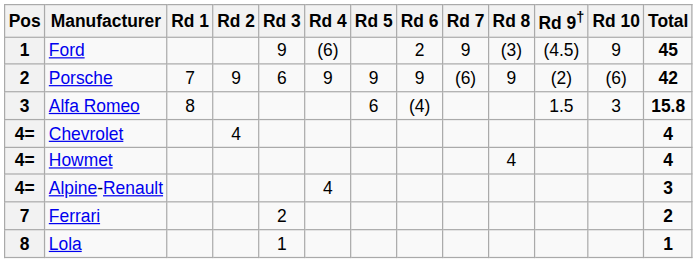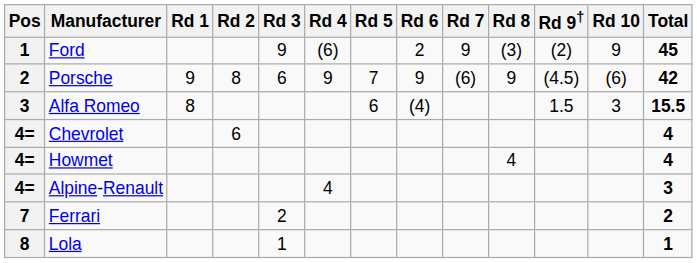(561, 51) (4.5) -> (561, 51) (2)
(190, 78) 7 -> (190, 78) 9
(236, 78) 9 -> (236, 78) 8
(374, 78) 9 -> (374, 78) 7
(561, 78) (2) -> (561, 78) (4.5)
(668, 106) 15.8 -> (668, 106) 15.5
(236, 133) 4 -> (236, 133) 6
